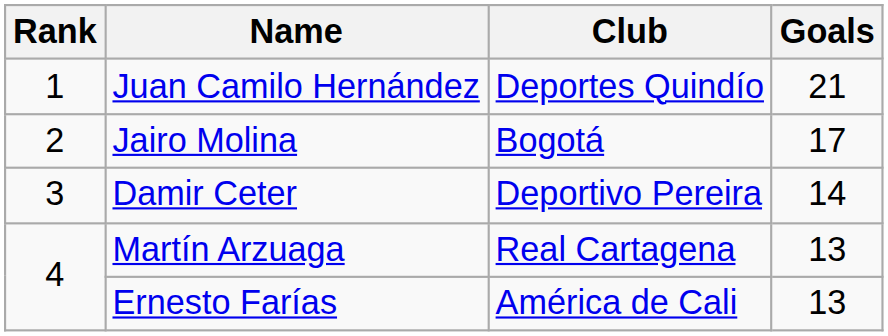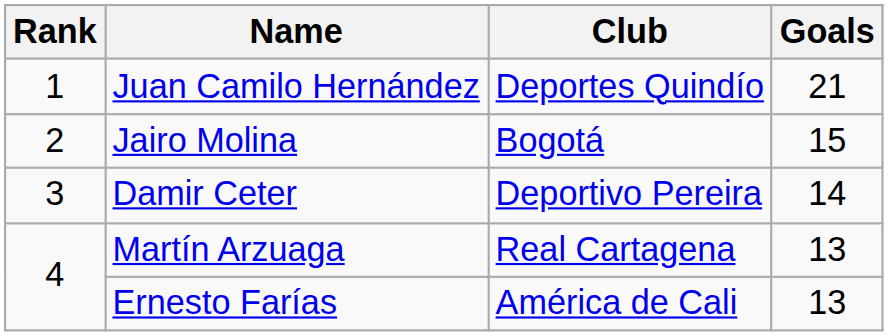(827, 140) 17 -> (827, 140) 15
